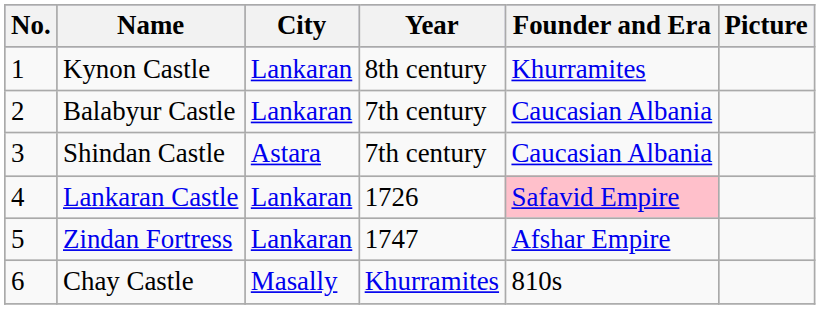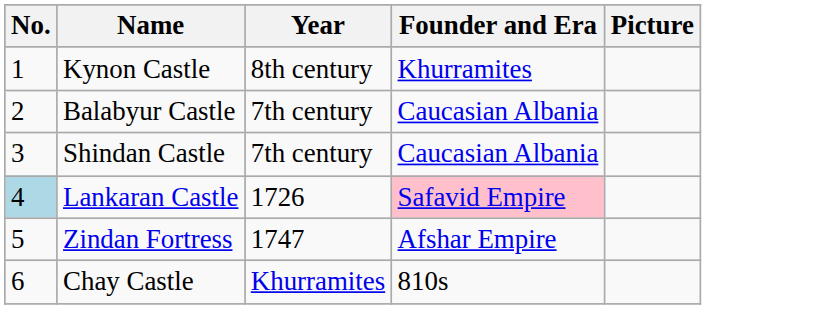- column: (302, 25)
(18, 196) no background -> (18, 196) lightblue background
